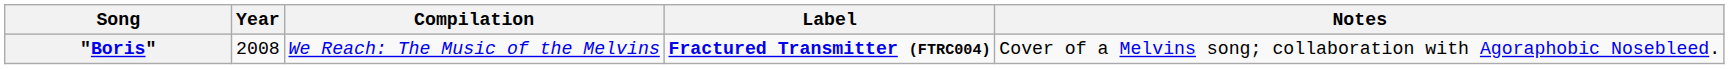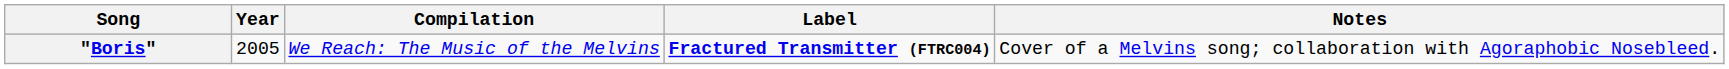(258, 49) 2008 -> (258, 49) 2005
